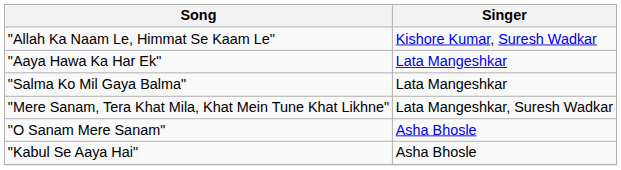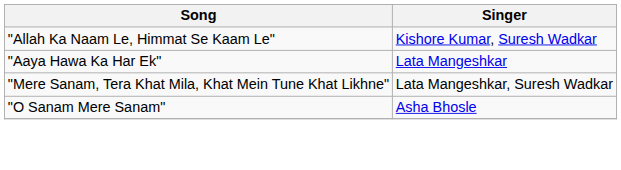- row: (97, 84)
- row: (73, 152)
